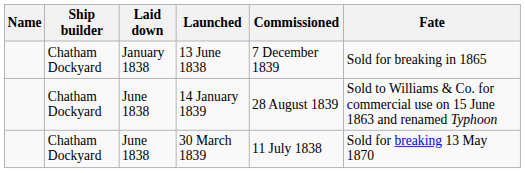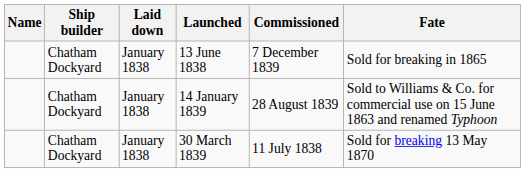(136, 104) June 1838 -> (143, 104) January 1838
(136, 148) June 1838 -> (143, 148) January 1838
